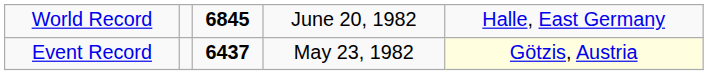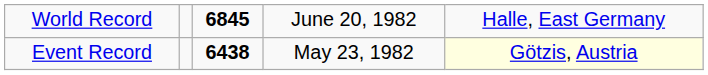(227, 53) 6437 -> (227, 53) 6438
